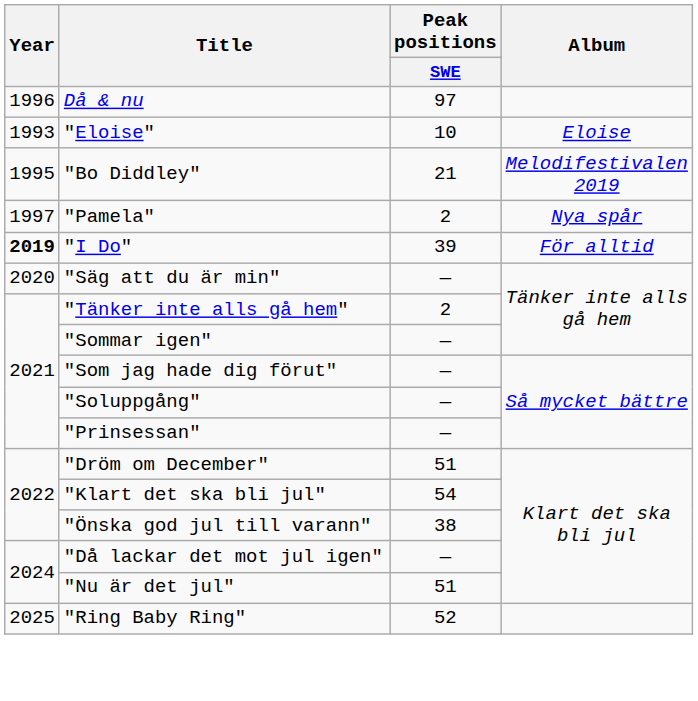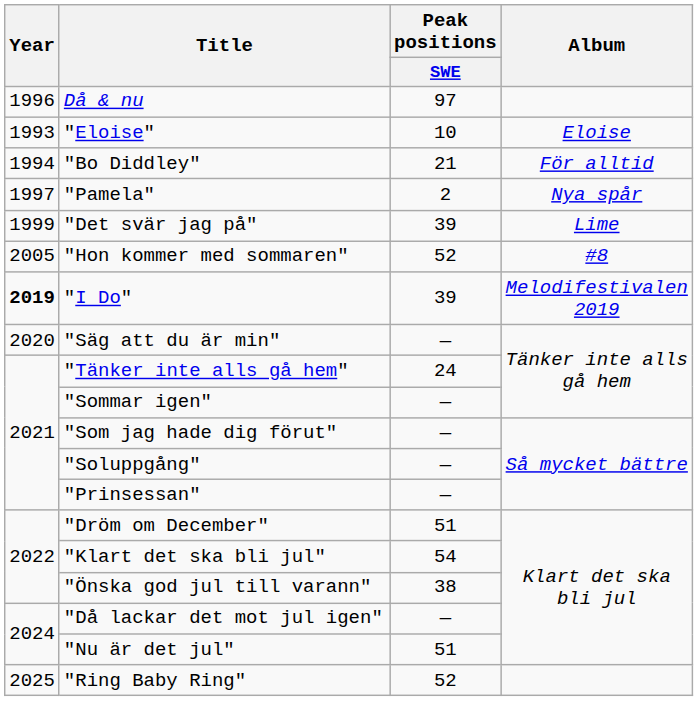(32, 175) 1995 -> (32, 164) 1994
(597, 175) Melodifestivalen 2019 -> (597, 164) För alltid
+ row: (161, 225)
+ row: (206, 256)
(597, 247) För alltid -> (597, 298) Melodifestivalen 2019
(445, 309) 2 -> (445, 371) 24
